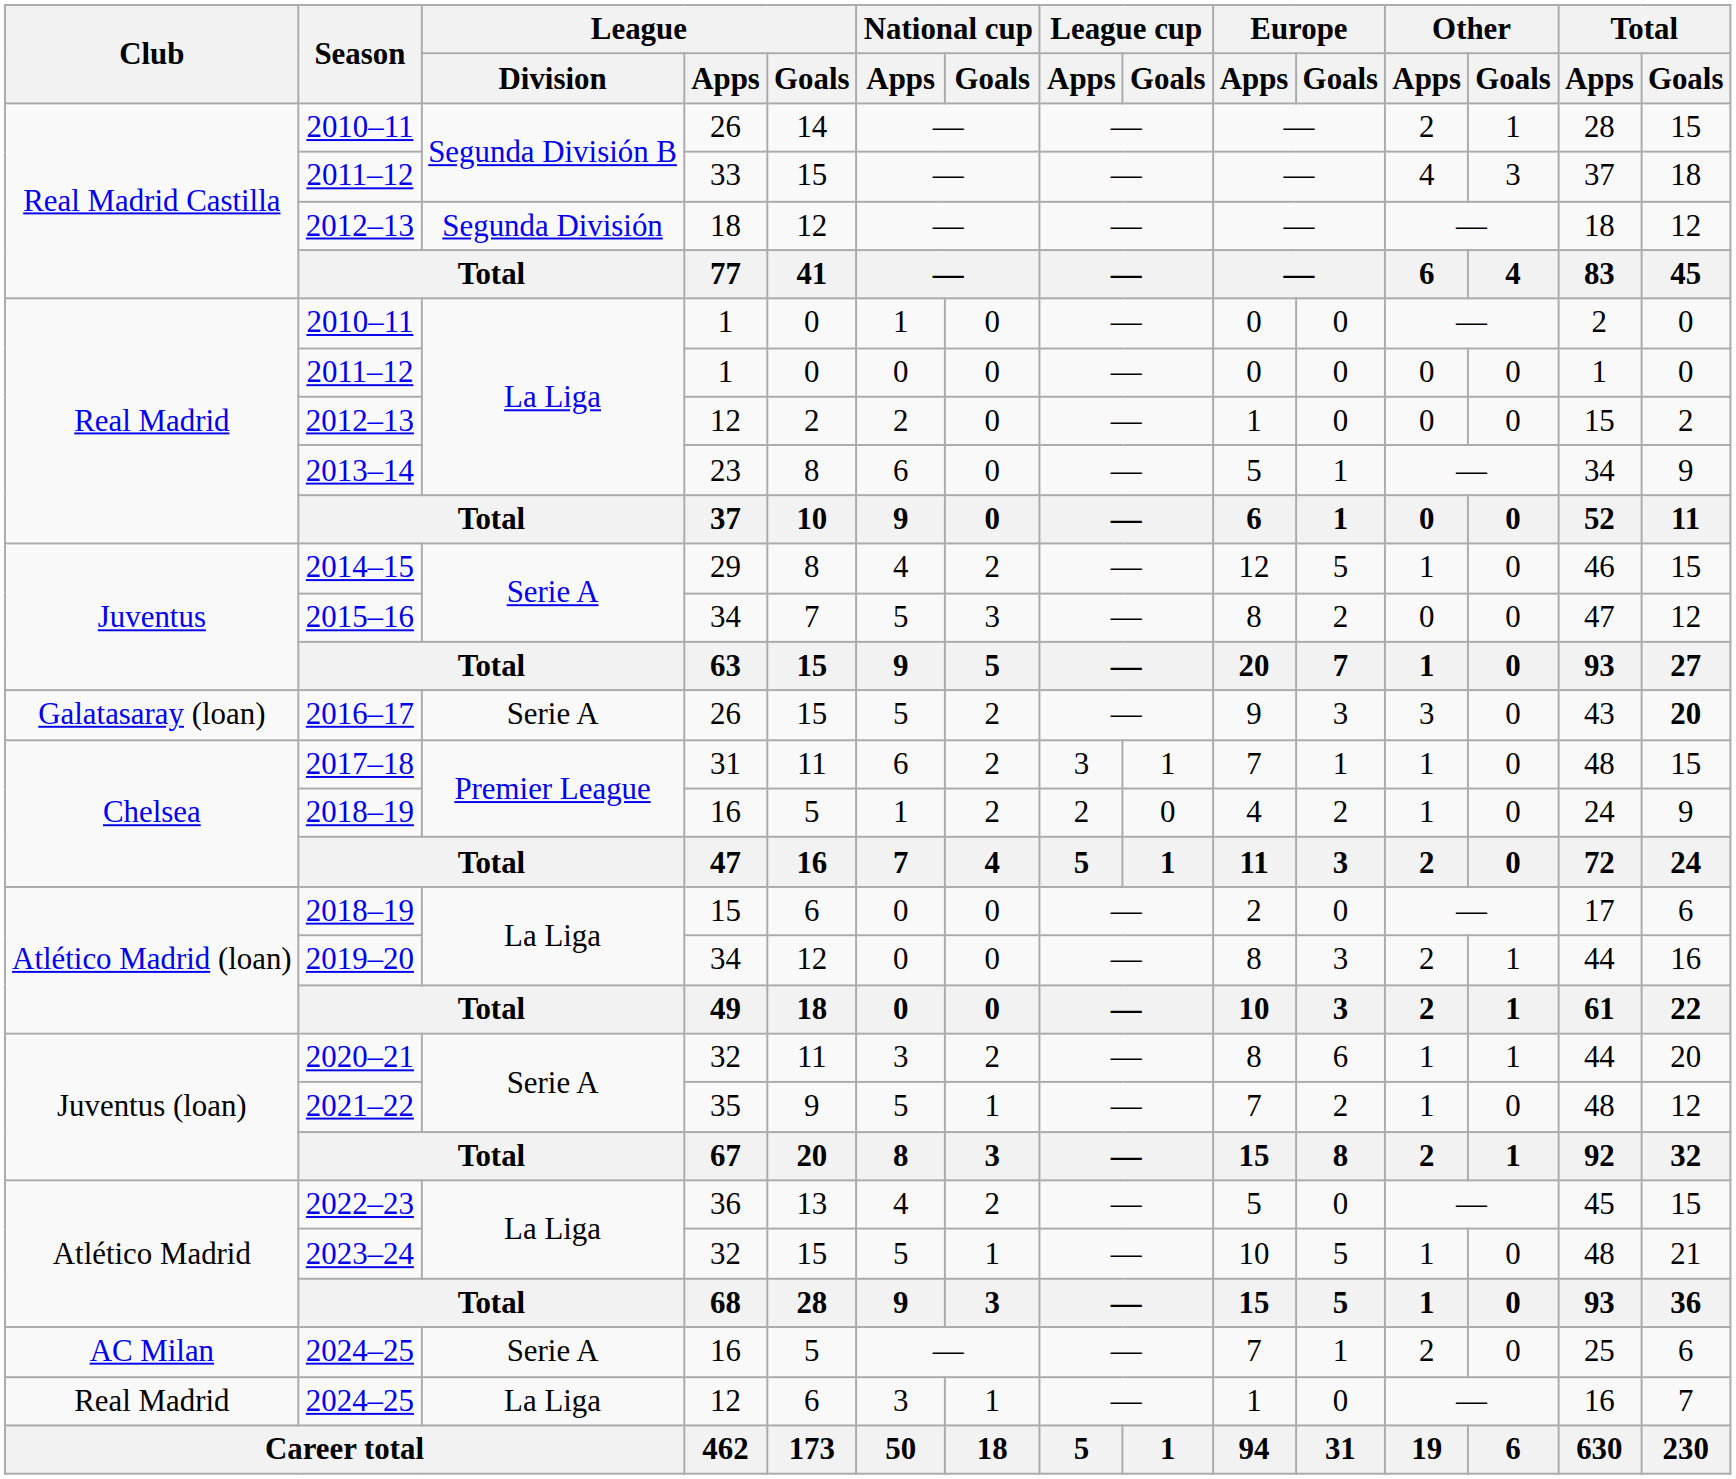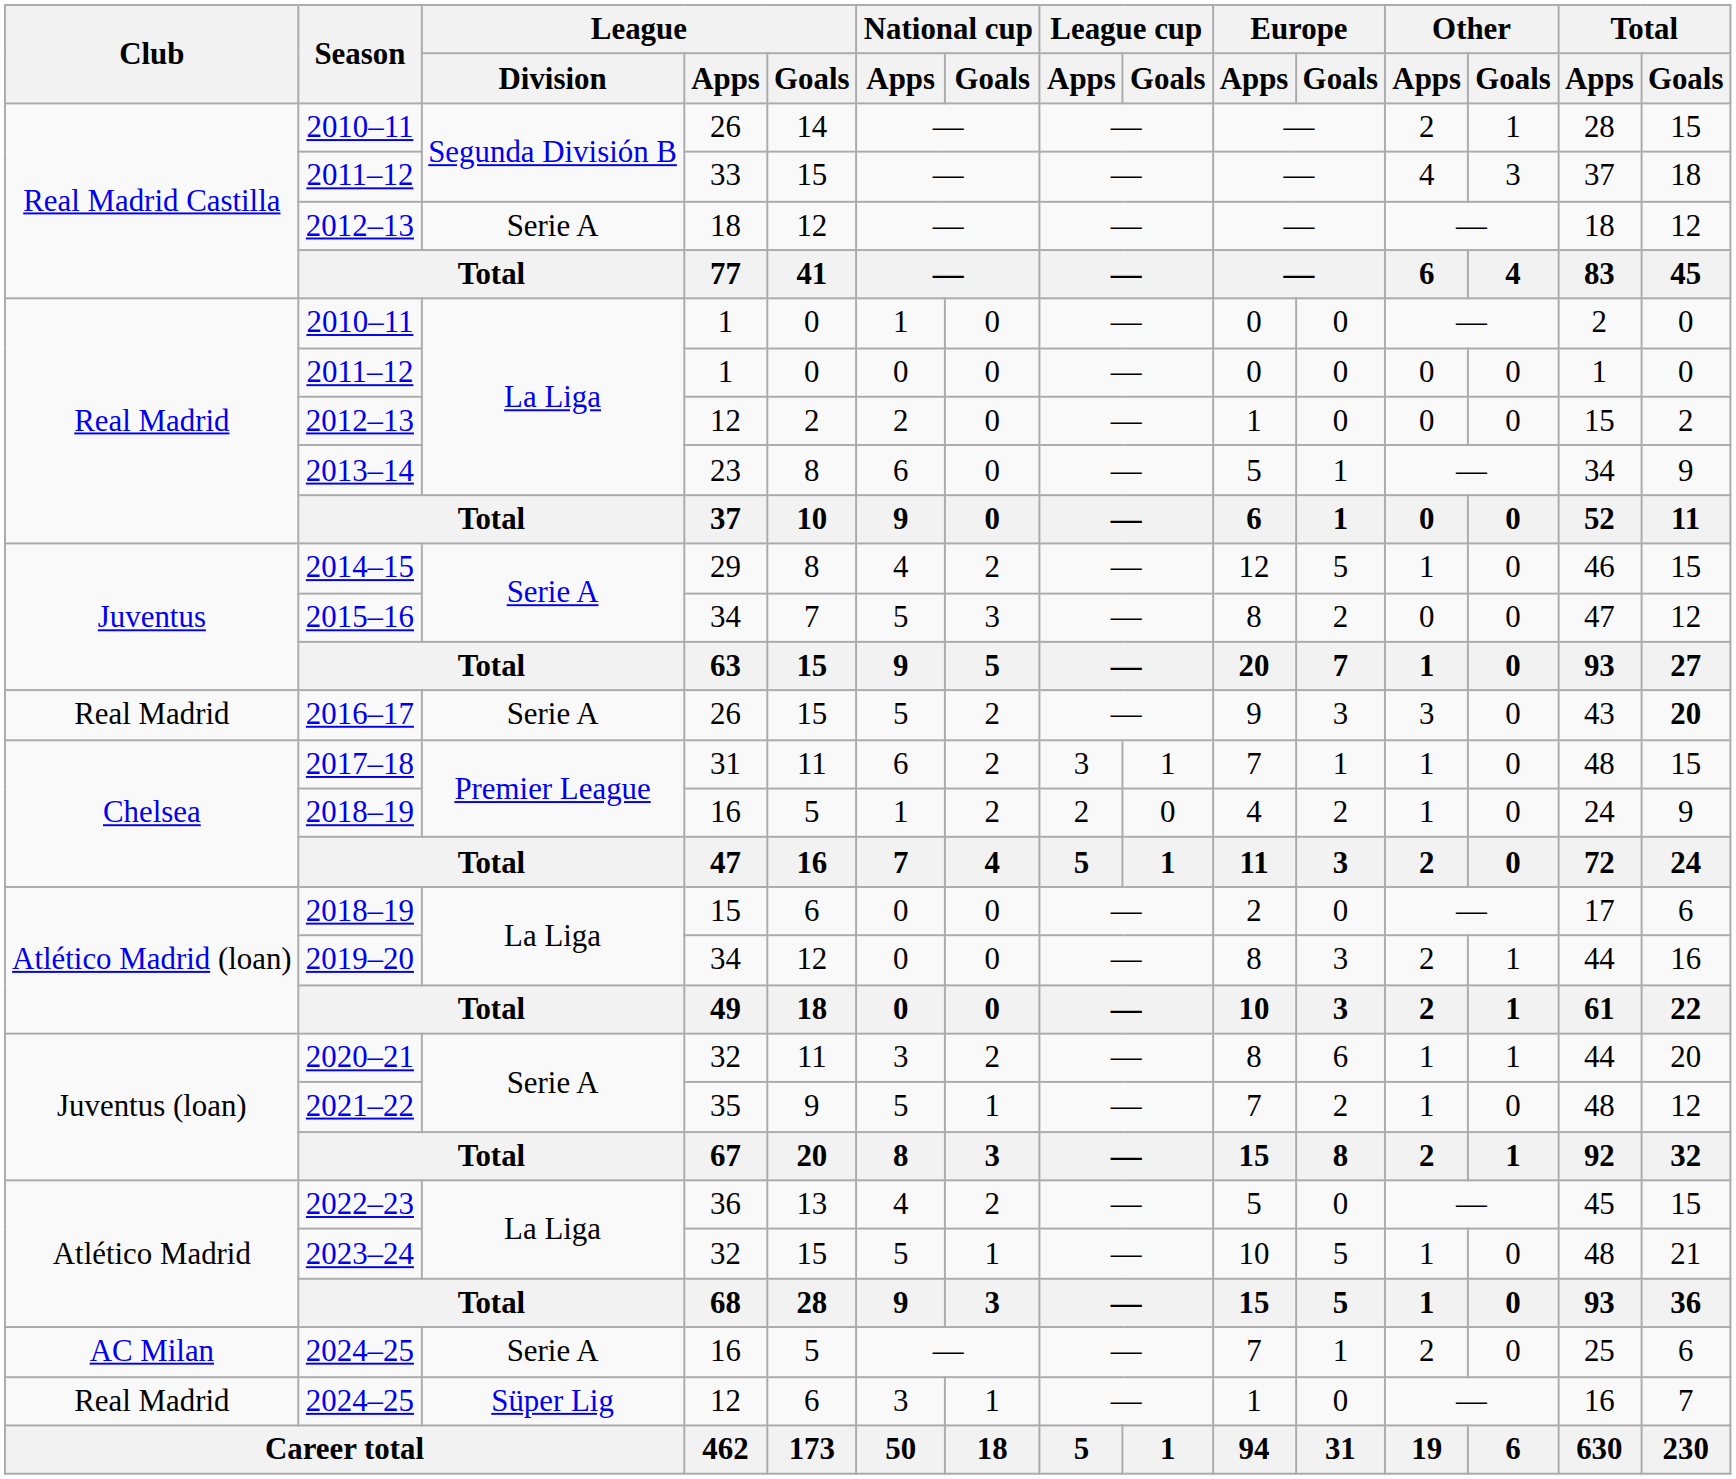(553, 224) Segunda División -> (553, 224) Serie A
(152, 714) Galatasaray (loan) -> (152, 714) Real Madrid
(553, 1400) La Liga -> (553, 1400) Süper Lig
